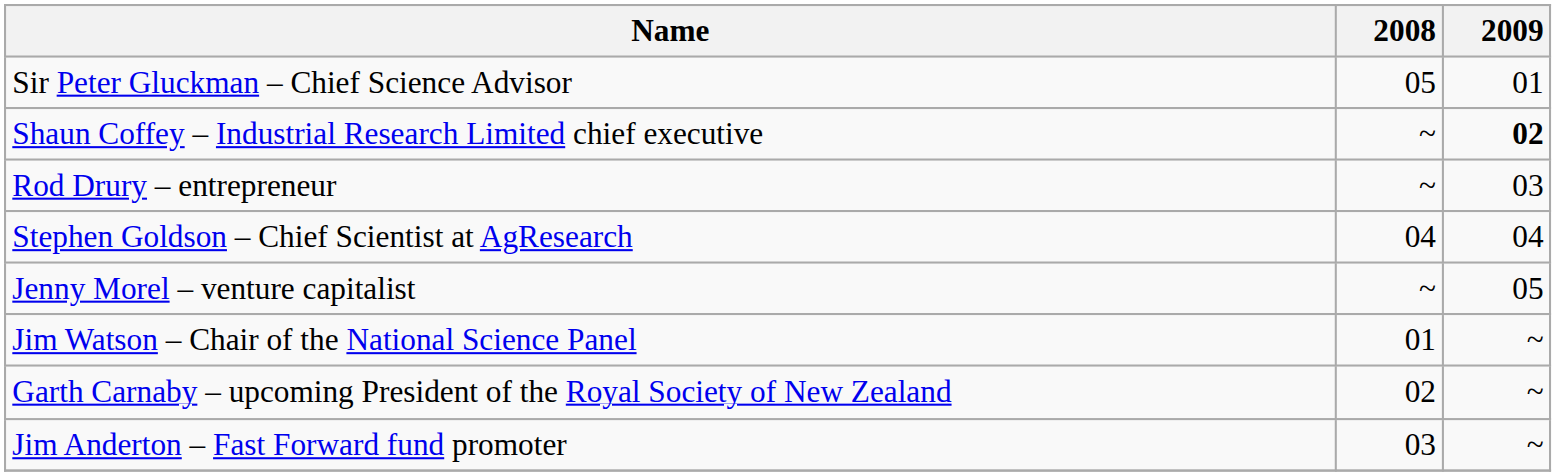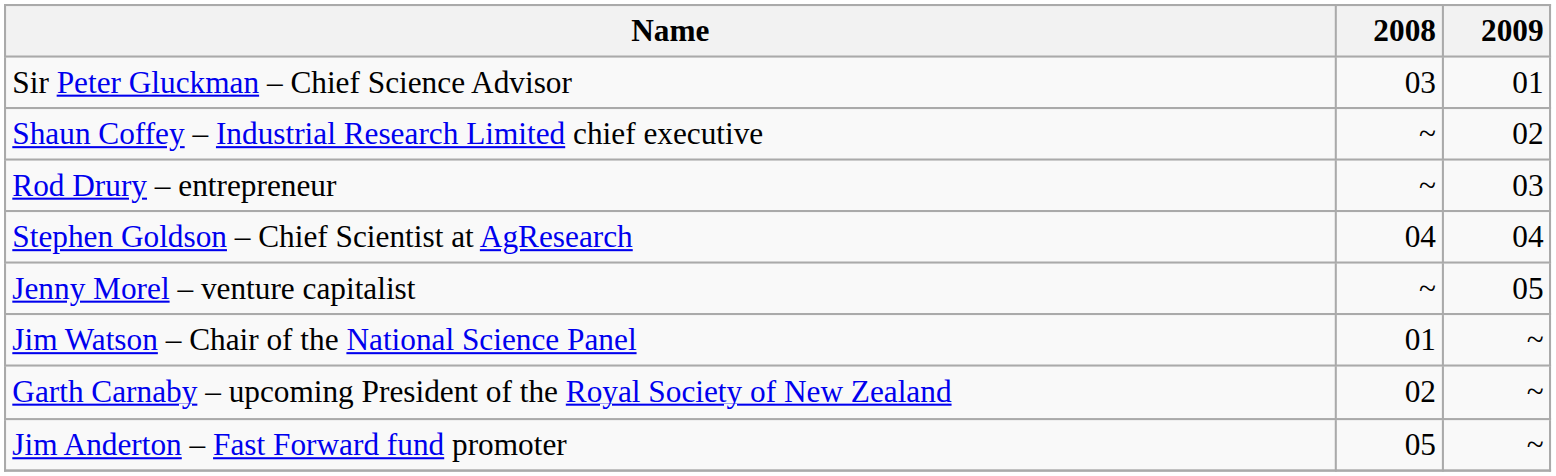(1420, 82) 05 -> (1420, 82) 03
(1528, 133) bold -> (1528, 133) normal
(1420, 443) 03 -> (1420, 443) 05
